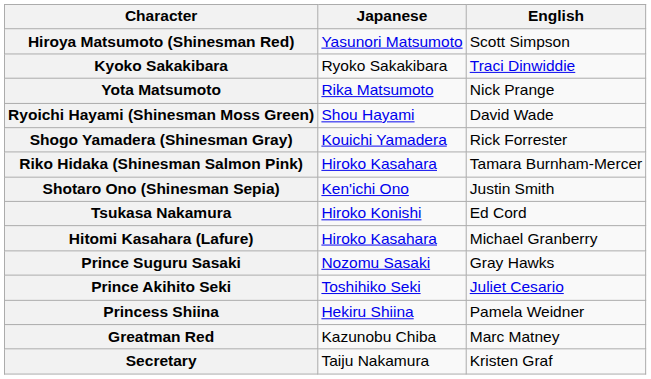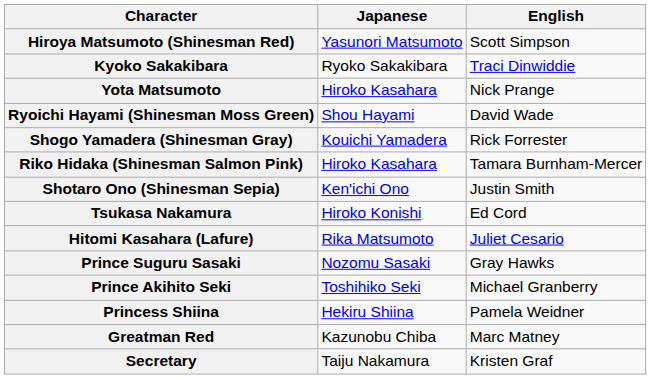(377, 90) Rika Matsumoto -> (379, 90) Hiroko Kasahara
(379, 238) Hiroko Kasahara -> (377, 238) Rika Matsumoto
(534, 238) Michael Granberry -> (517, 238) Juliet Cesario
(517, 287) Juliet Cesario -> (534, 287) Michael Granberry
